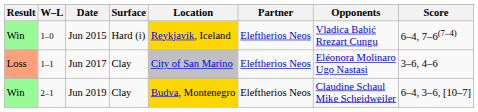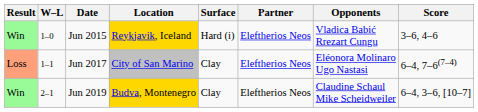columns swapped: (193, 12) <-> (129, 12)
(429, 35) 6–4, 7–6(7–4) -> (419, 35) 3–6, 4–6
(419, 64) 3–6, 4–6 -> (429, 64) 6–4, 7–6(7–4)
